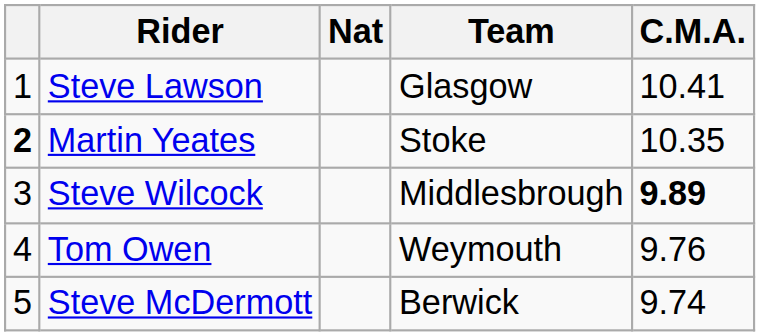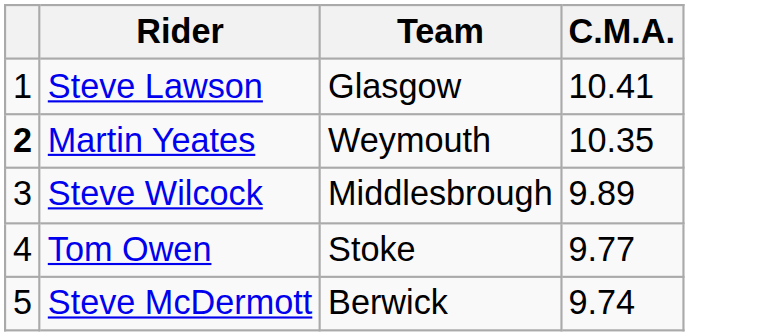- column: (356, 31)
(443, 140) Stoke -> (410, 140) Weymouth
(673, 194) bold -> (602, 194) normal
(481, 248) Weymouth -> (372, 248) Stoke
(673, 248) 9.76 -> (602, 248) 9.77
